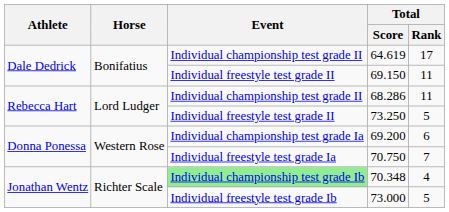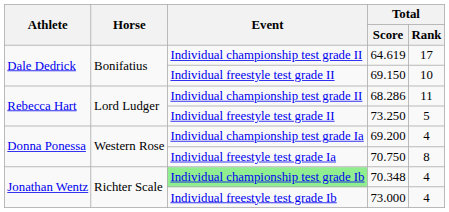(426, 75) 11 -> (426, 75) 10
(426, 136) 6 -> (426, 136) 4
(426, 156) 7 -> (426, 156) 8
(426, 197) 5 -> (426, 197) 4
